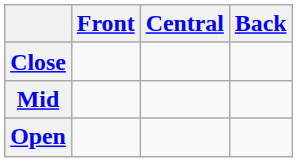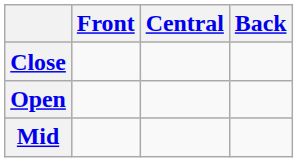rows swapped: (38, 99) <-> (38, 136)
